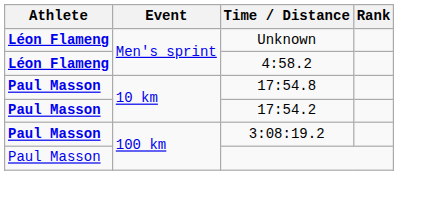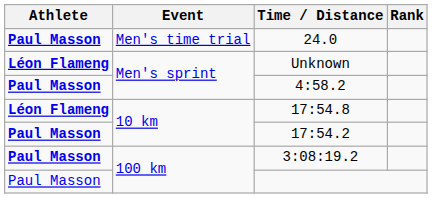+ row: (320, 40)
(58, 63) Léon Flameng -> (54, 87) Paul Masson
(54, 87) Paul Masson -> (58, 110) Léon Flameng
